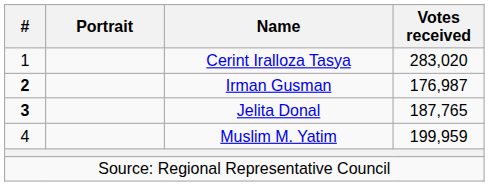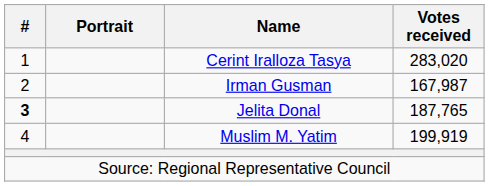(25, 86) bold -> (25, 86) normal
(439, 86) 176,987 -> (439, 86) 167,987
(439, 136) 199,959 -> (439, 136) 199,919
